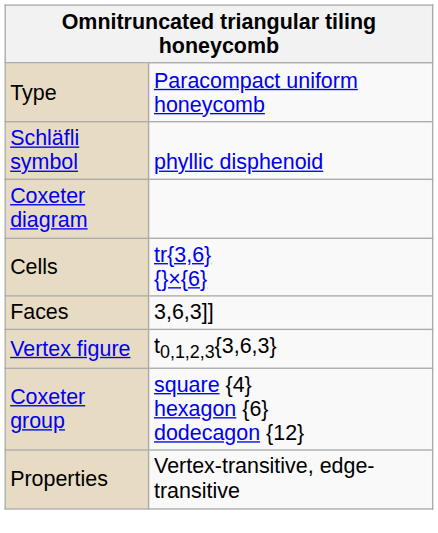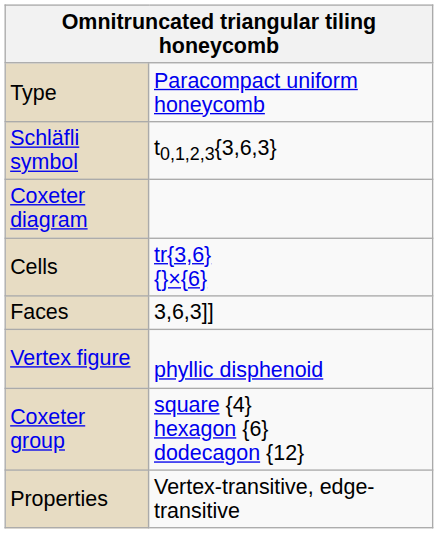(239, 162) phyllic disphenoid -> (215, 150) t0,1,2,3{3,6,3}
(215, 349) t0,1,2,3{3,6,3} -> (239, 370) phyllic disphenoid
